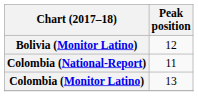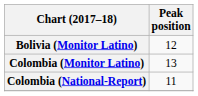rows swapped: (77, 81) <-> (77, 63)
